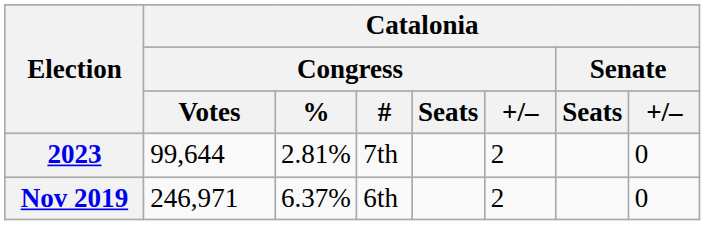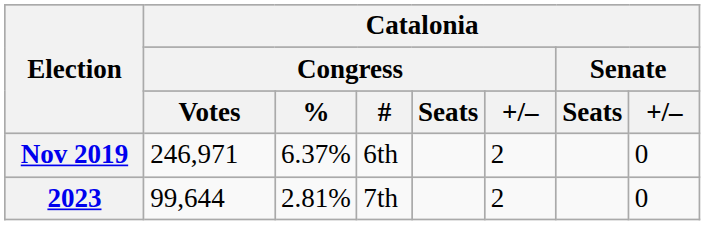rows swapped: (74, 197) <-> (74, 154)
